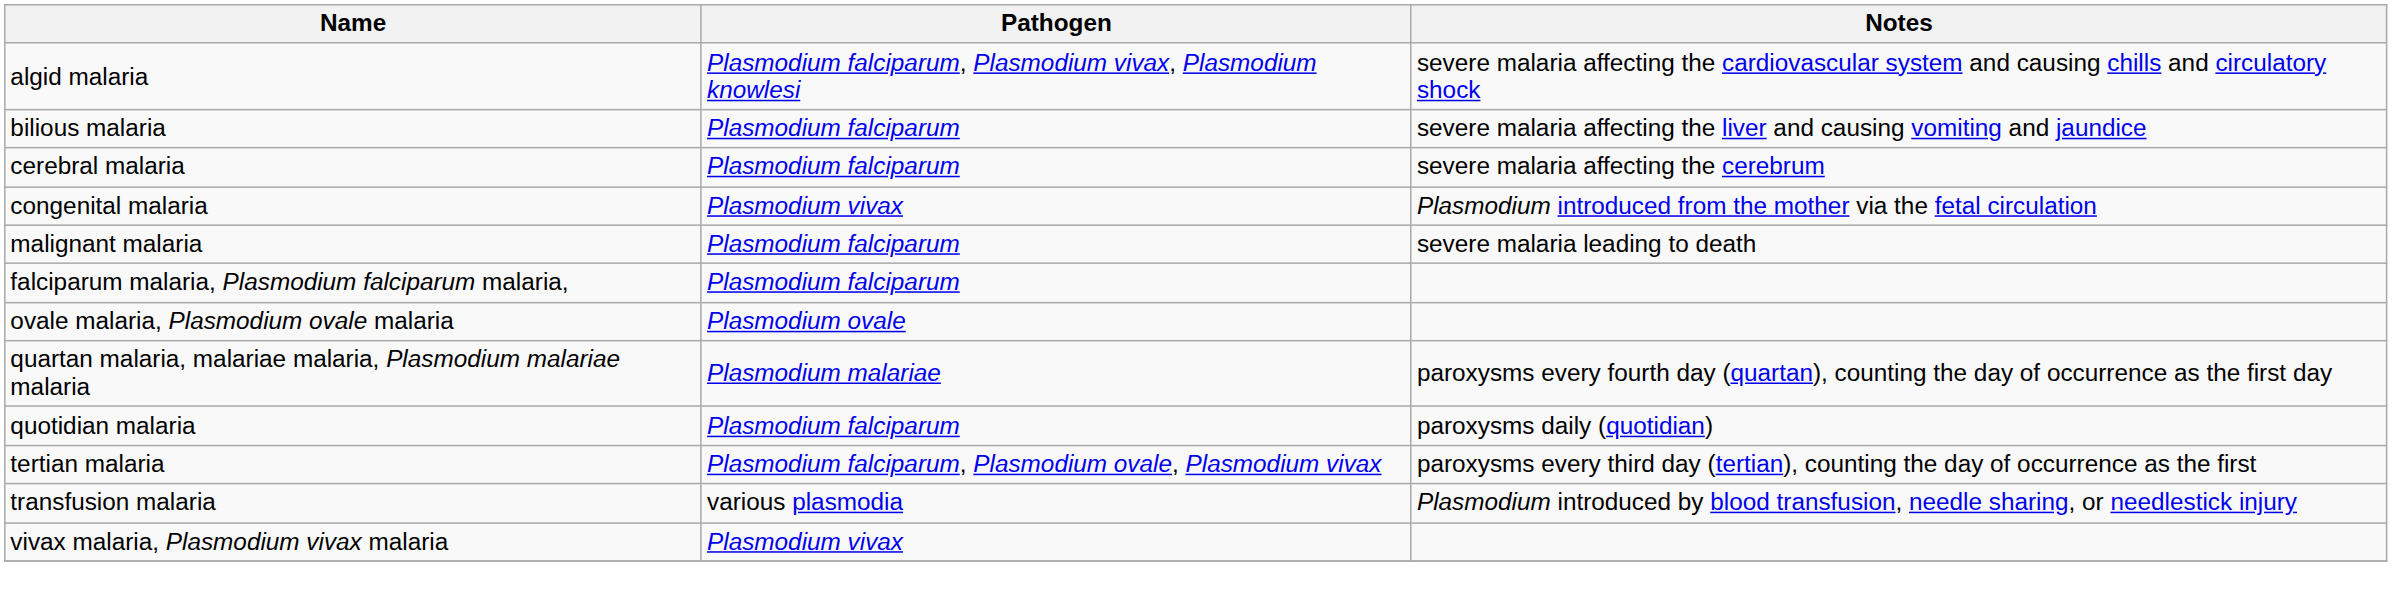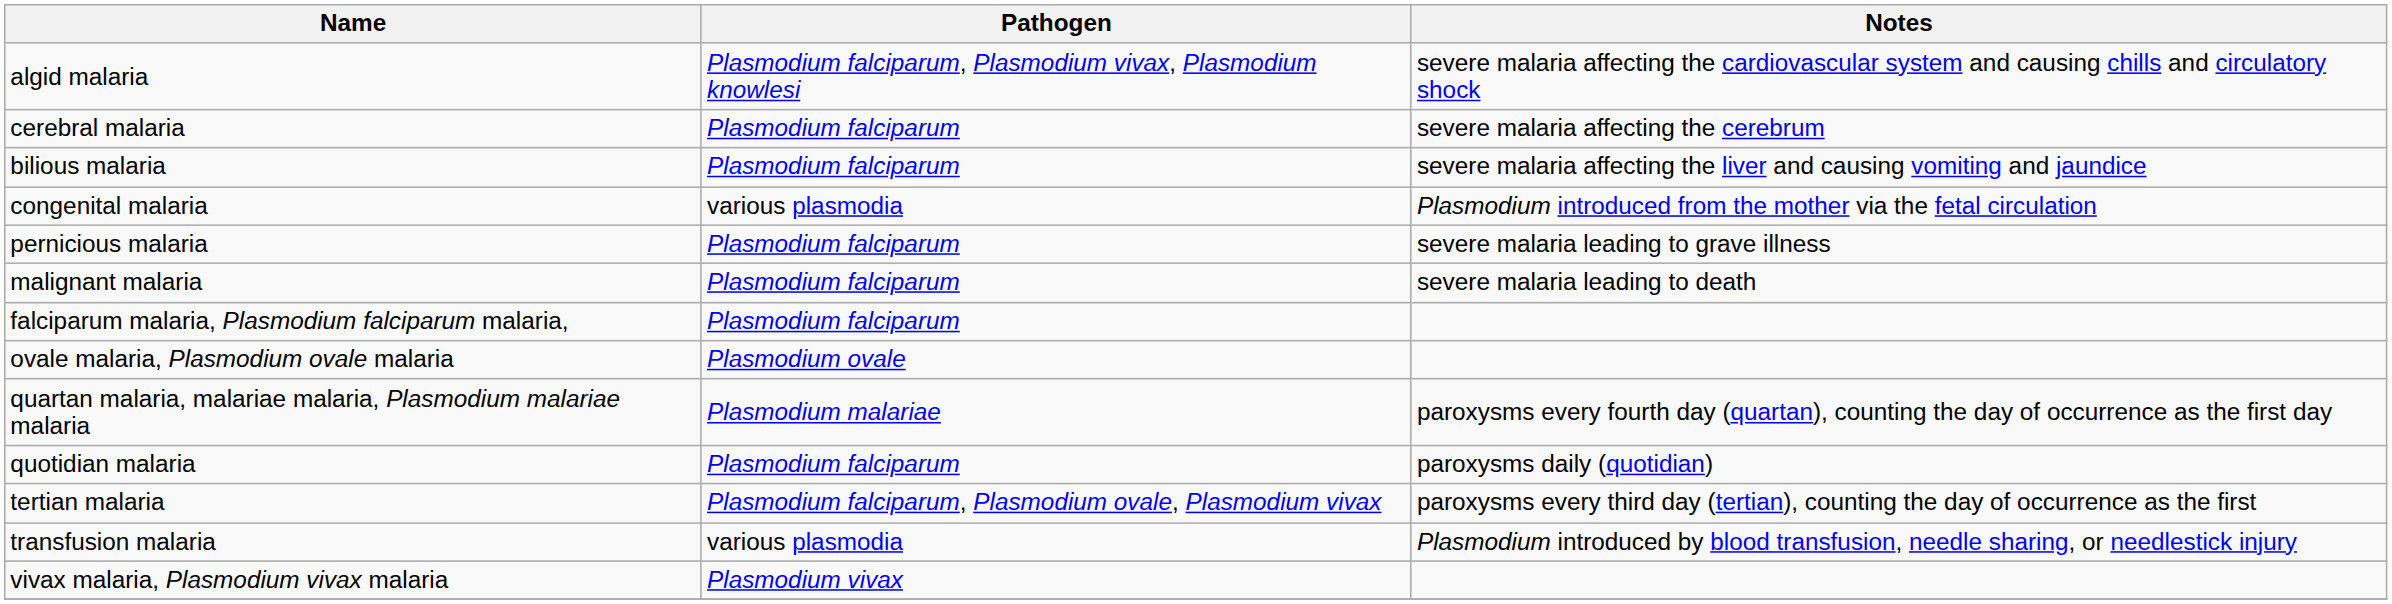rows swapped: (88, 128) <-> (98, 166)
(805, 205) Plasmodium vivax -> (805, 205) various plasmodia
+ row: (109, 243)
